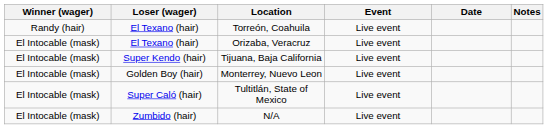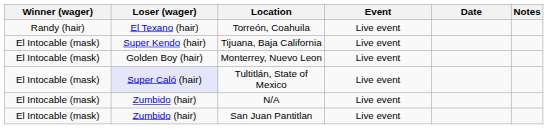- row: (271, 43)
(164, 95) no background -> (164, 79) lavender background
+ row: (271, 116)
